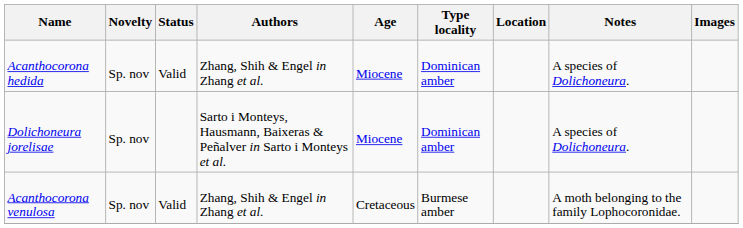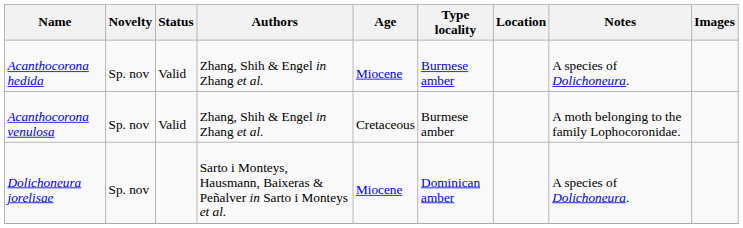(451, 73) Dominican amber -> (445, 73) Burmese amber
rows swapped: (48, 205) <-> (44, 139)
